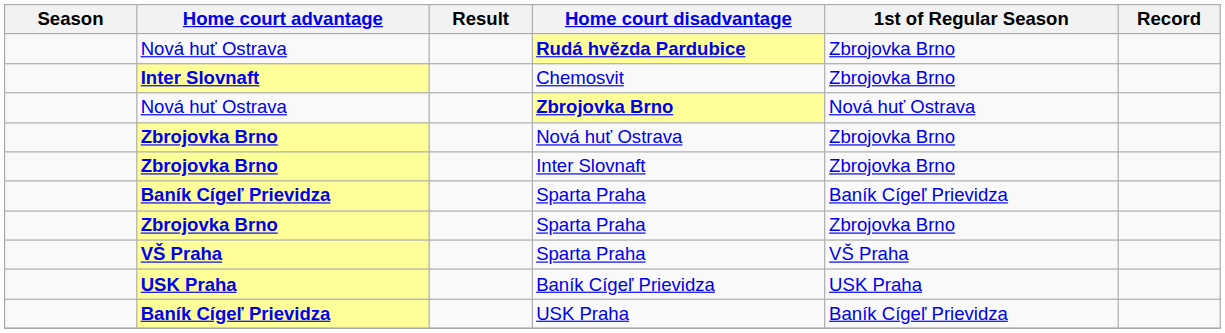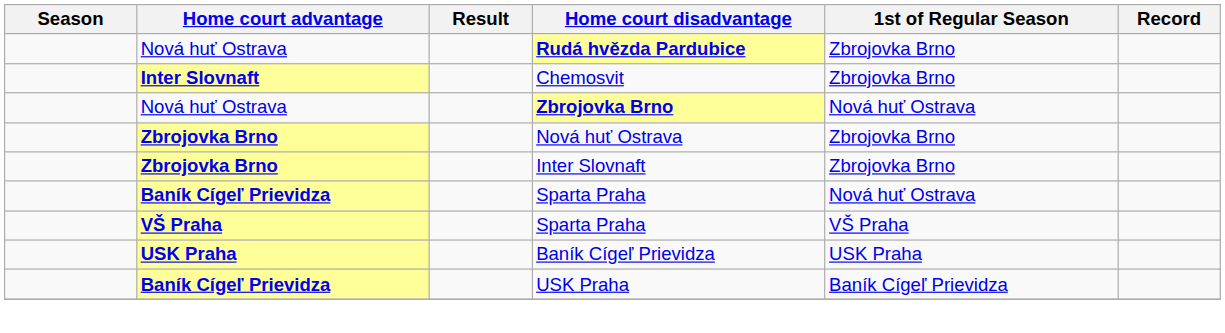(918, 195) Baník Cígeľ Prievidza -> (902, 195) Nová huť Ostrava
- row: (209, 225)
